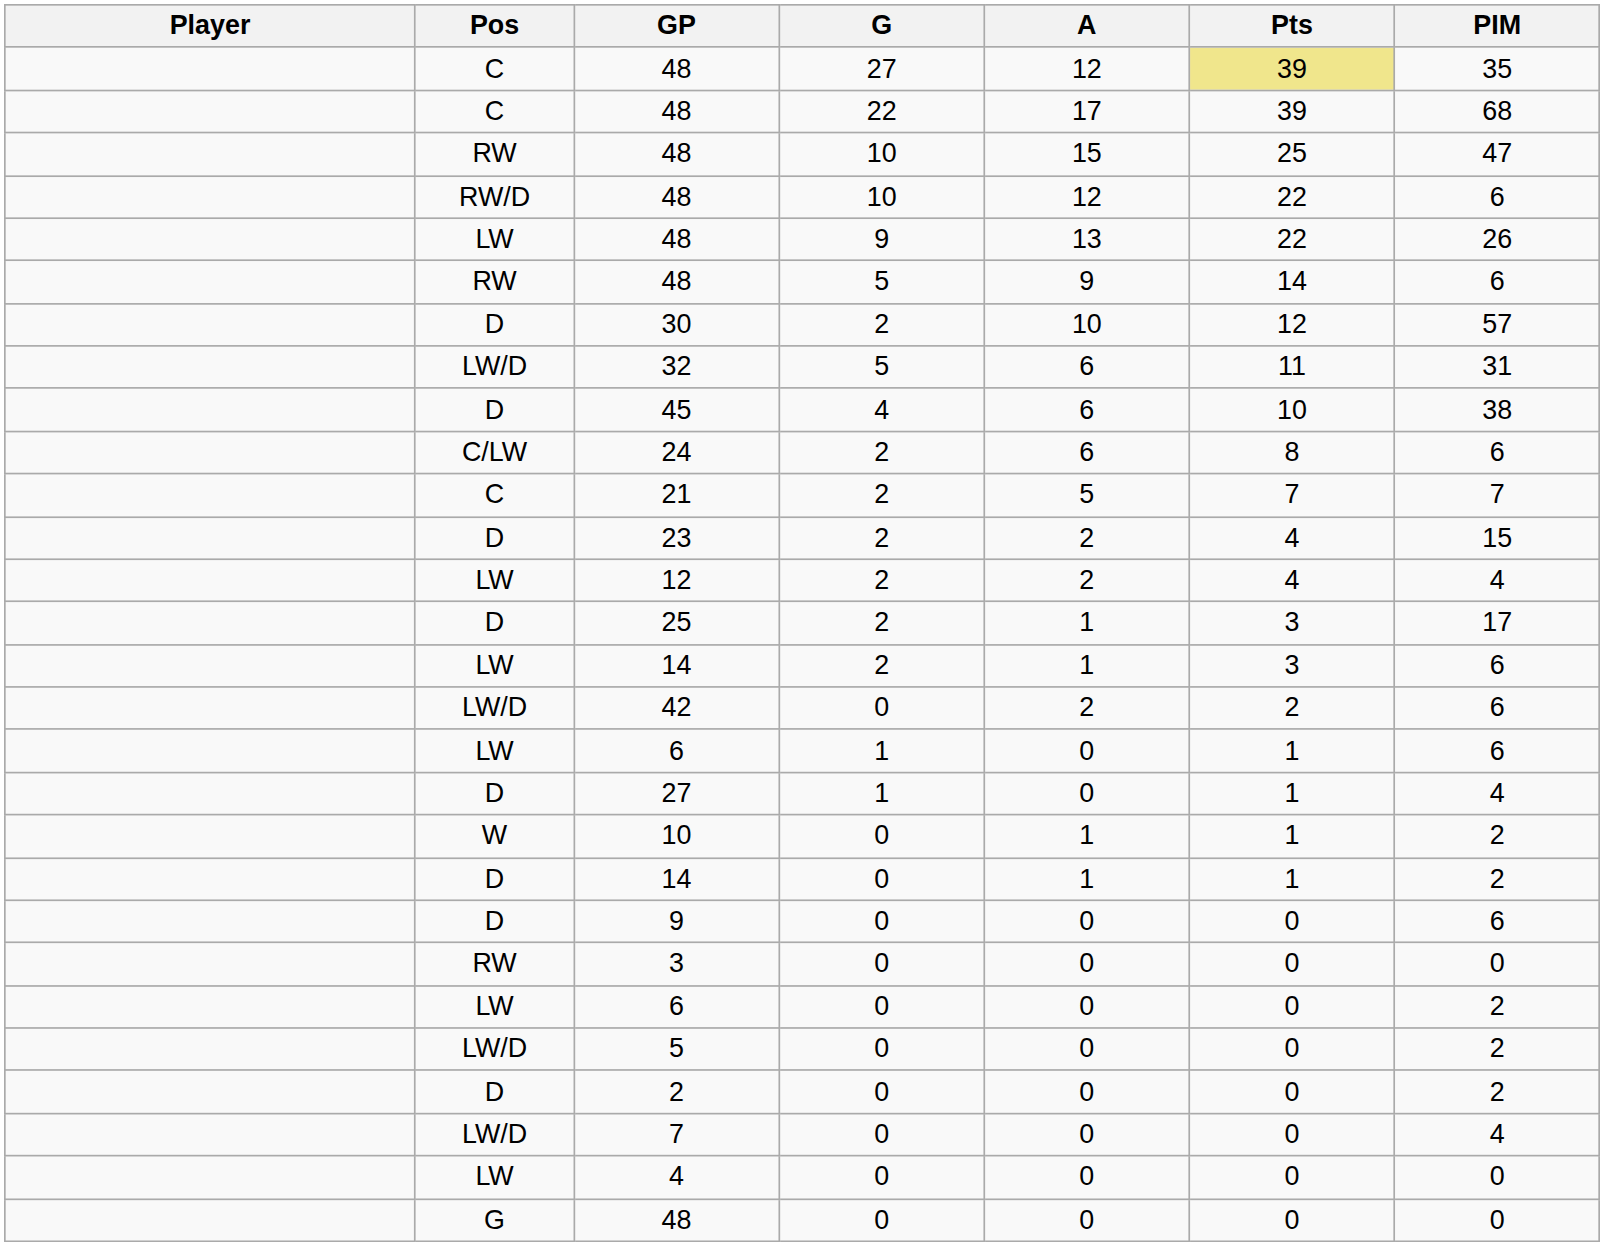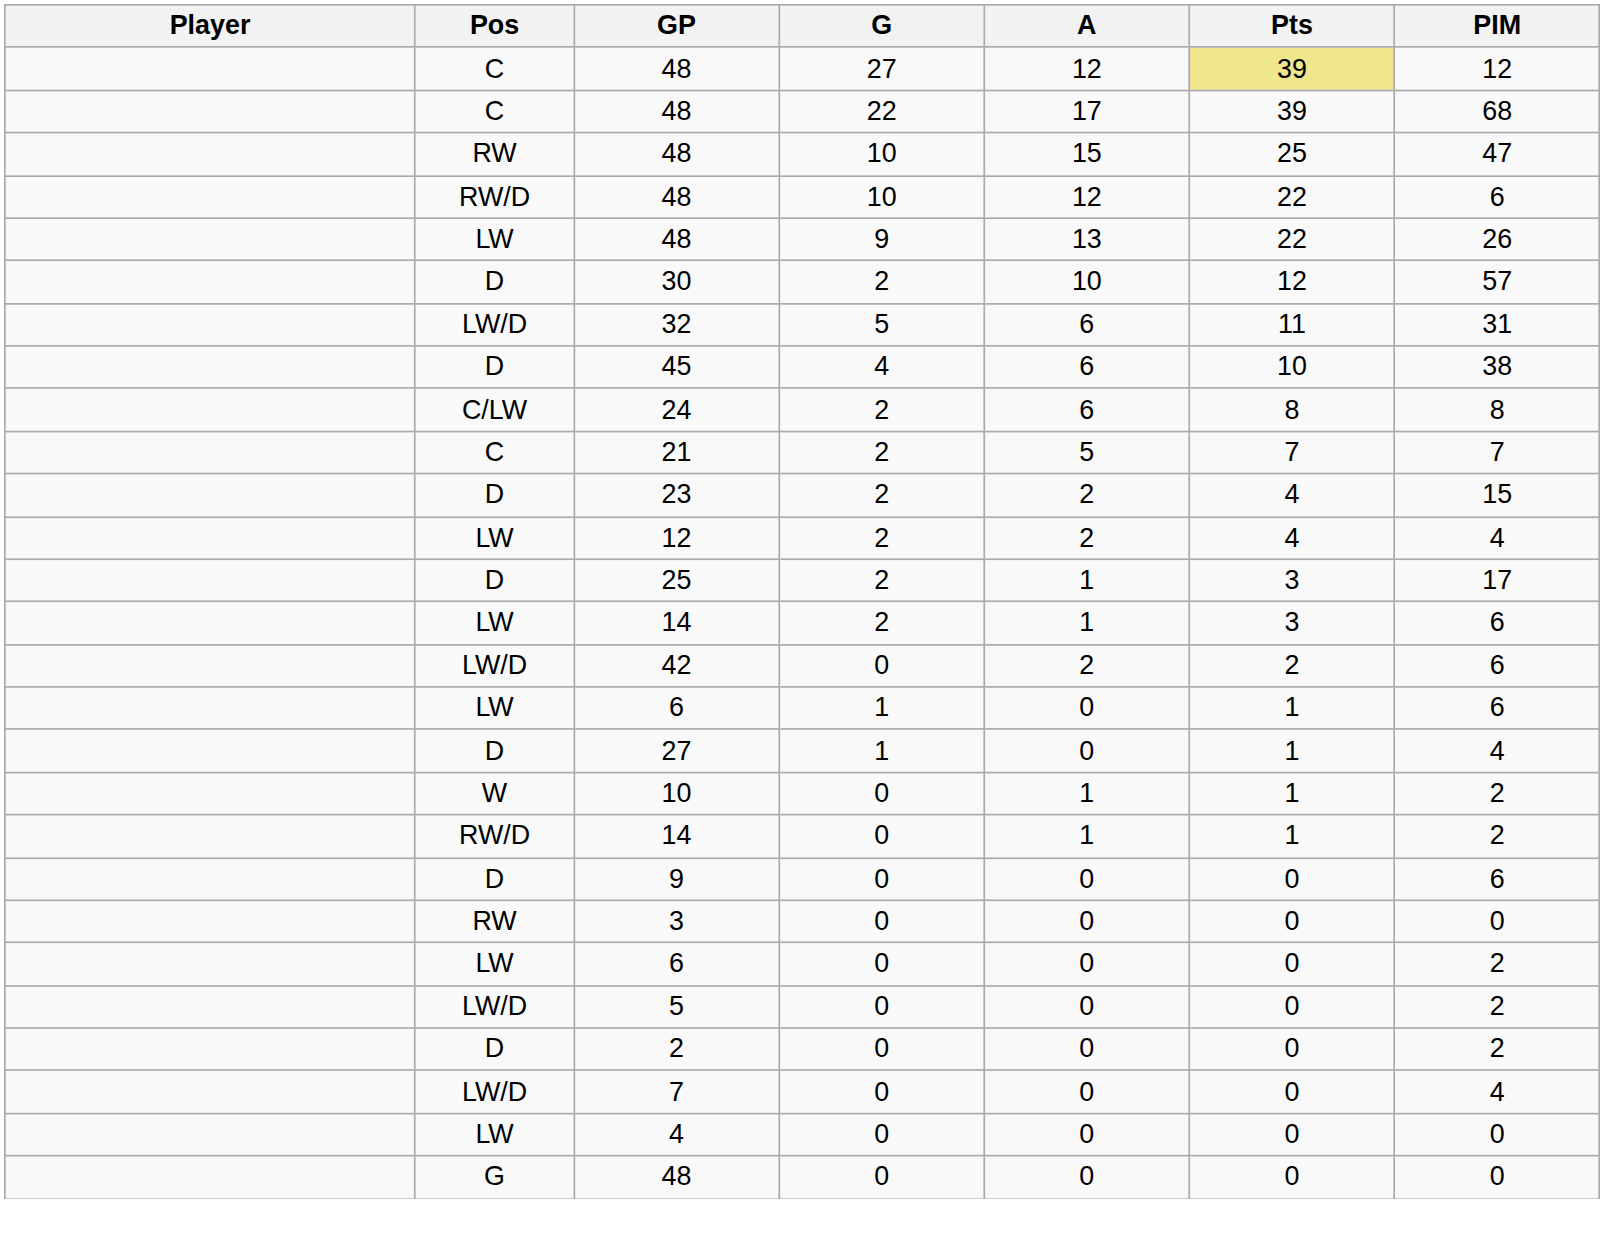(1497, 68) 35 -> (1497, 68) 12
- row: (677, 281)
(1497, 452) 6 -> (1497, 409) 8
(495, 878) D -> (495, 835) RW/D
